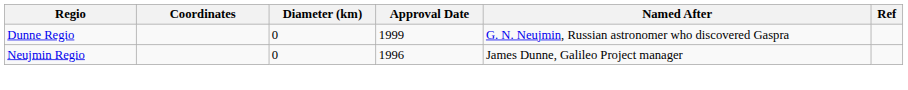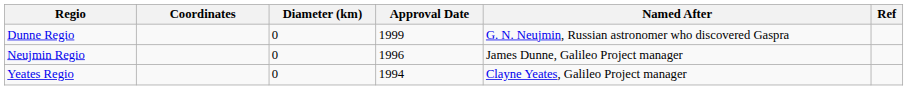+ row: (41, 74)
